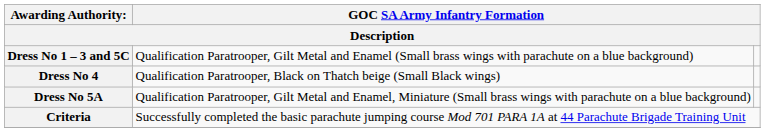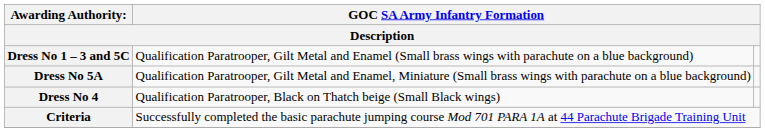rows swapped: (68, 96) <-> (68, 76)
